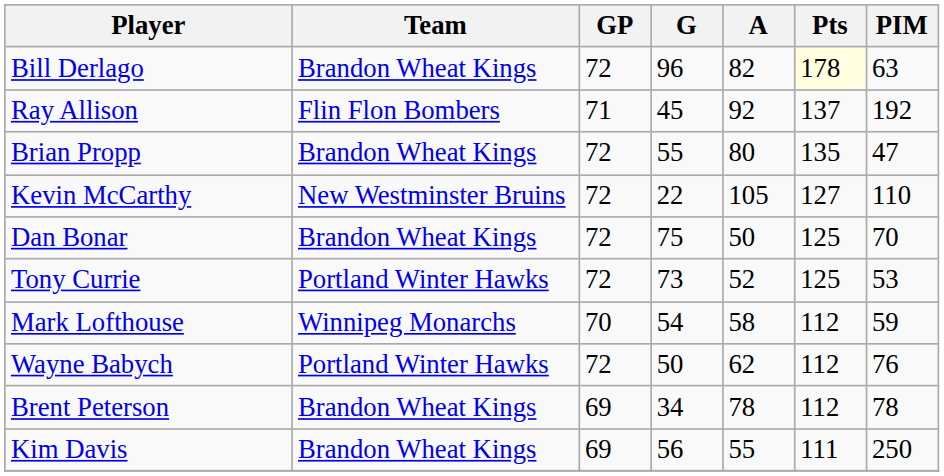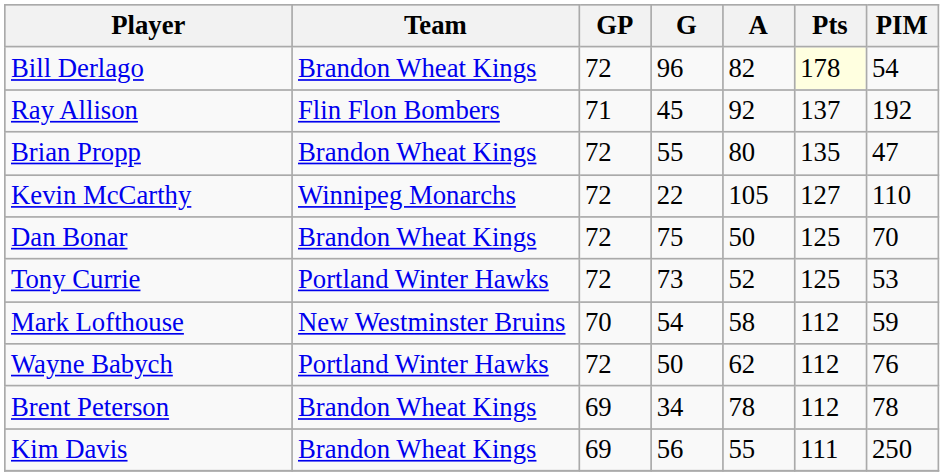(885, 68) 63 -> (885, 68) 54
(432, 195) New Westminster Bruins -> (407, 195) Winnipeg Monarchs
(407, 322) Winnipeg Monarchs -> (432, 322) New Westminster Bruins
